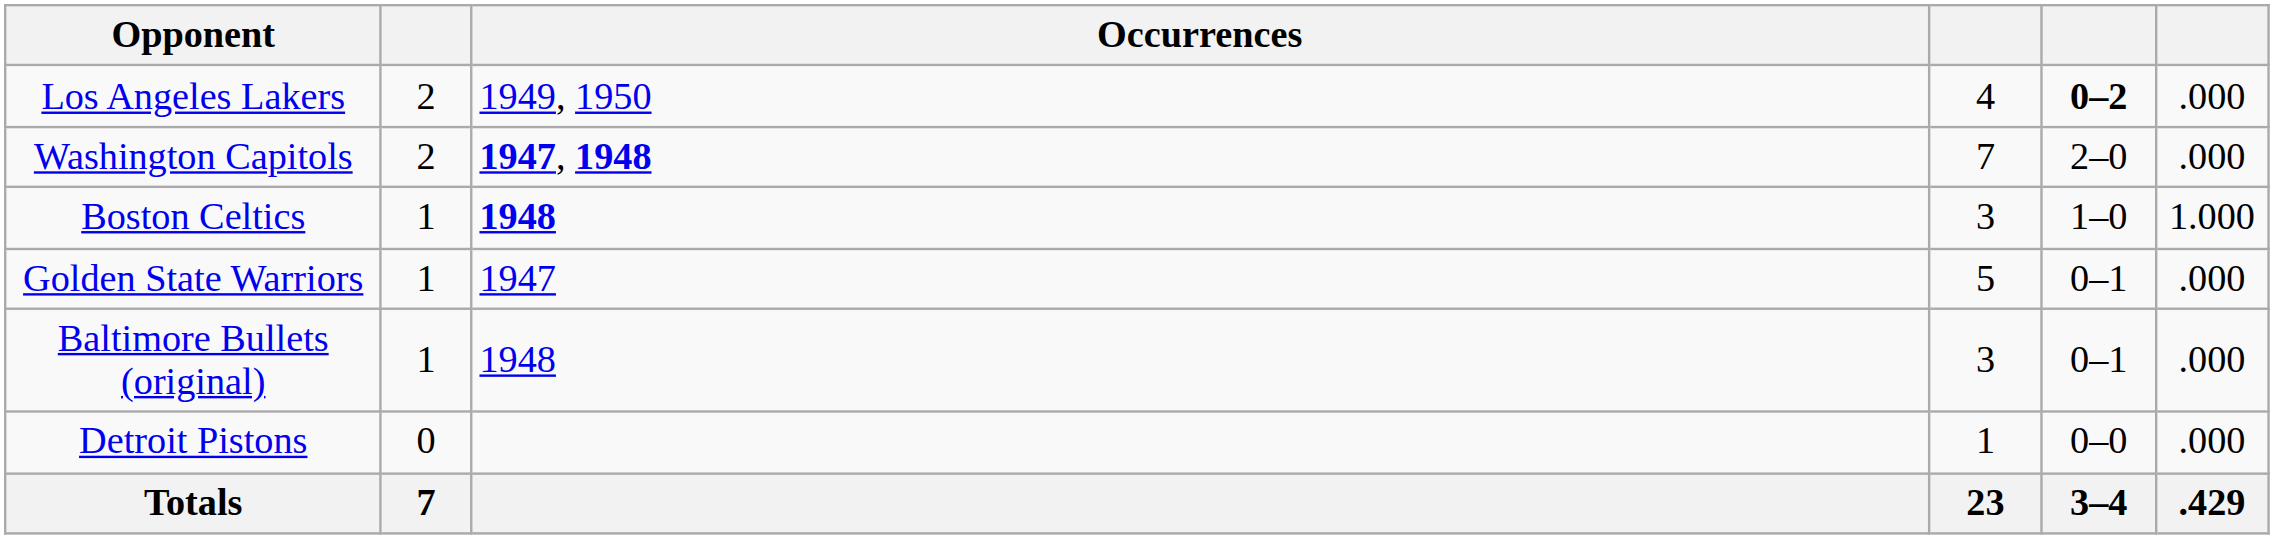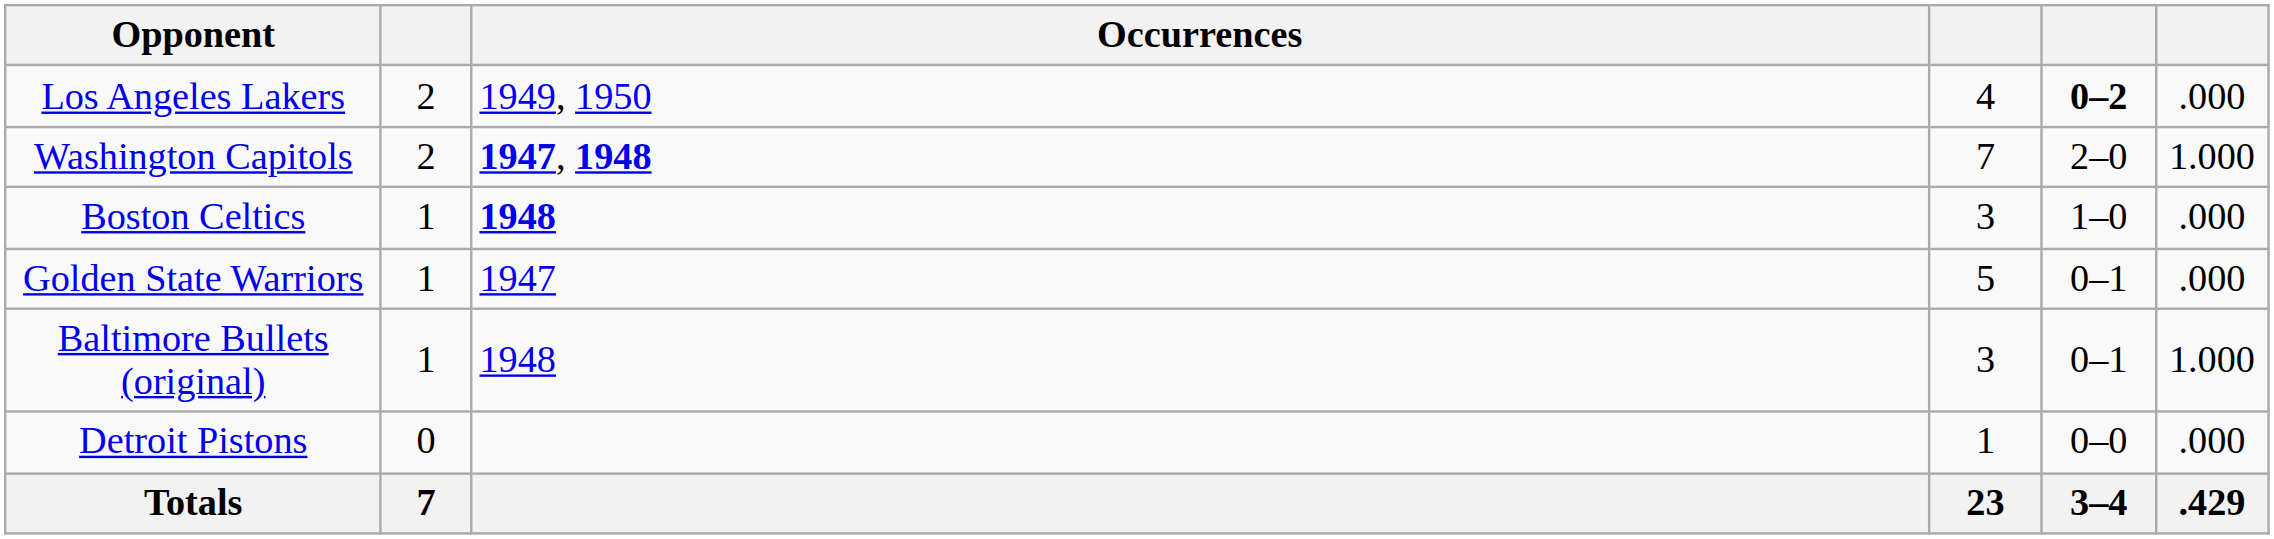(2212, 156) .000 -> (2212, 156) 1.000
(2212, 216) 1.000 -> (2212, 216) .000
(2212, 359) .000 -> (2212, 359) 1.000
